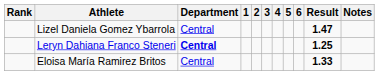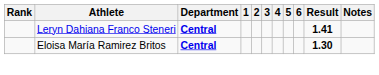- row: (106, 29)
(322, 45) 1.25 -> (322, 29) 1.41
(197, 62) normal -> (198, 45) bold
(322, 62) 1.33 -> (322, 45) 1.30
